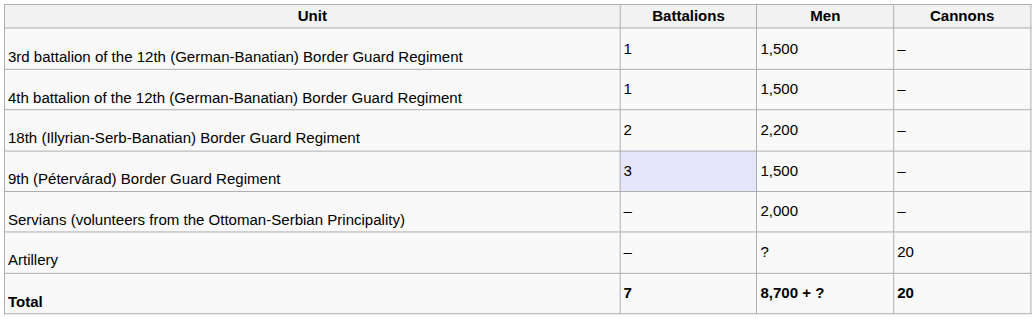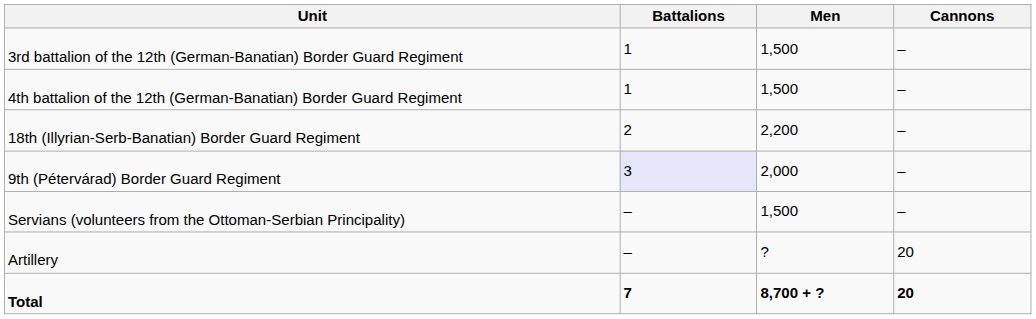(779, 171) 1,500 -> (779, 171) 2,000
(779, 211) 2,000 -> (779, 211) 1,500
